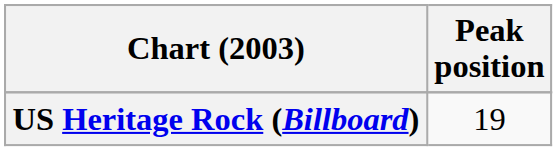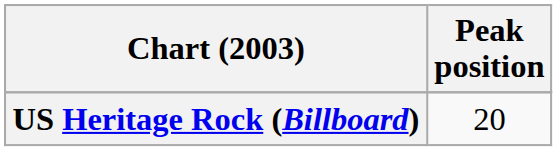(489, 118) 19 -> (489, 118) 20
